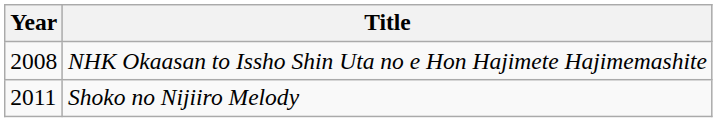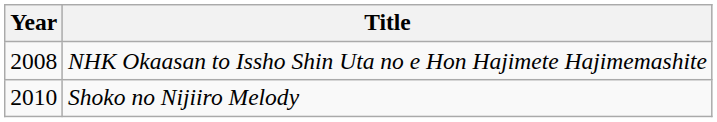(33, 97) 2011 -> (34, 97) 2010
